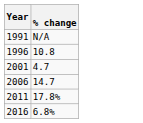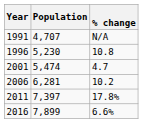+ column: (60, 17)
(44, 82) 14.7 -> (103, 82) 10.2
(44, 111) 6.8% -> (103, 111) 6.6%
